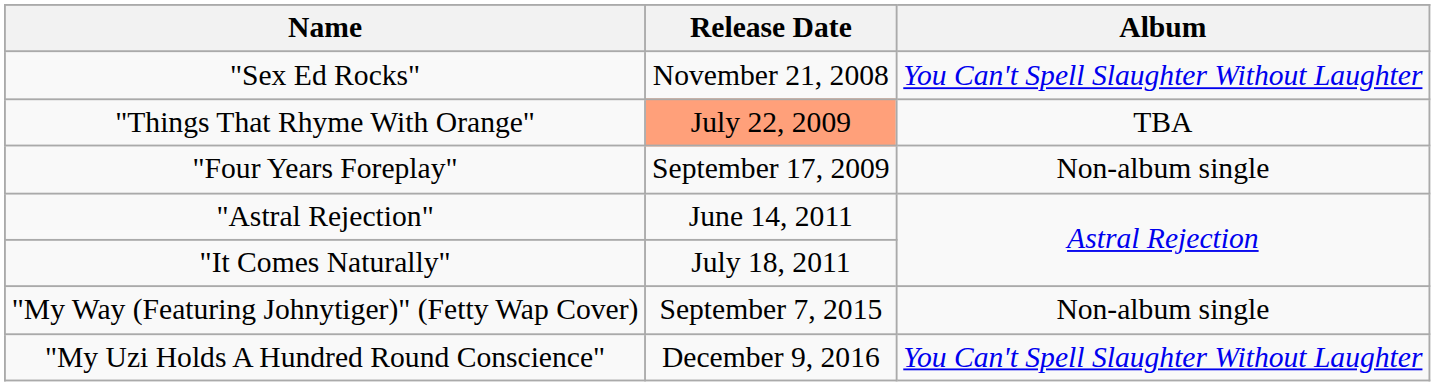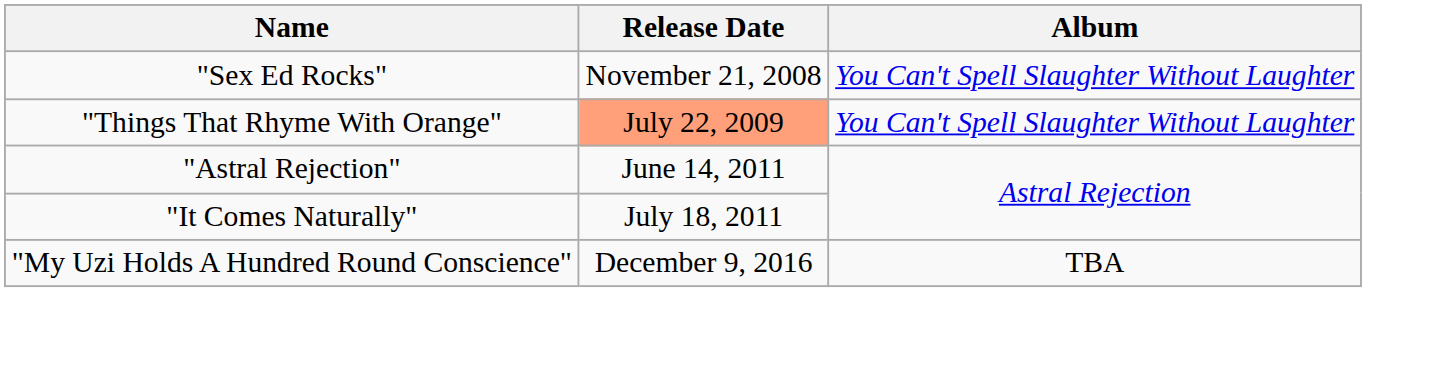(1163, 121) TBA -> (1095, 121) You Can't Spell Slaughter Without Laughter
- row: (325, 168)
- row: (325, 309)
(1163, 356) You Can't Spell Slaughter Without Laughter -> (1095, 262) TBA
